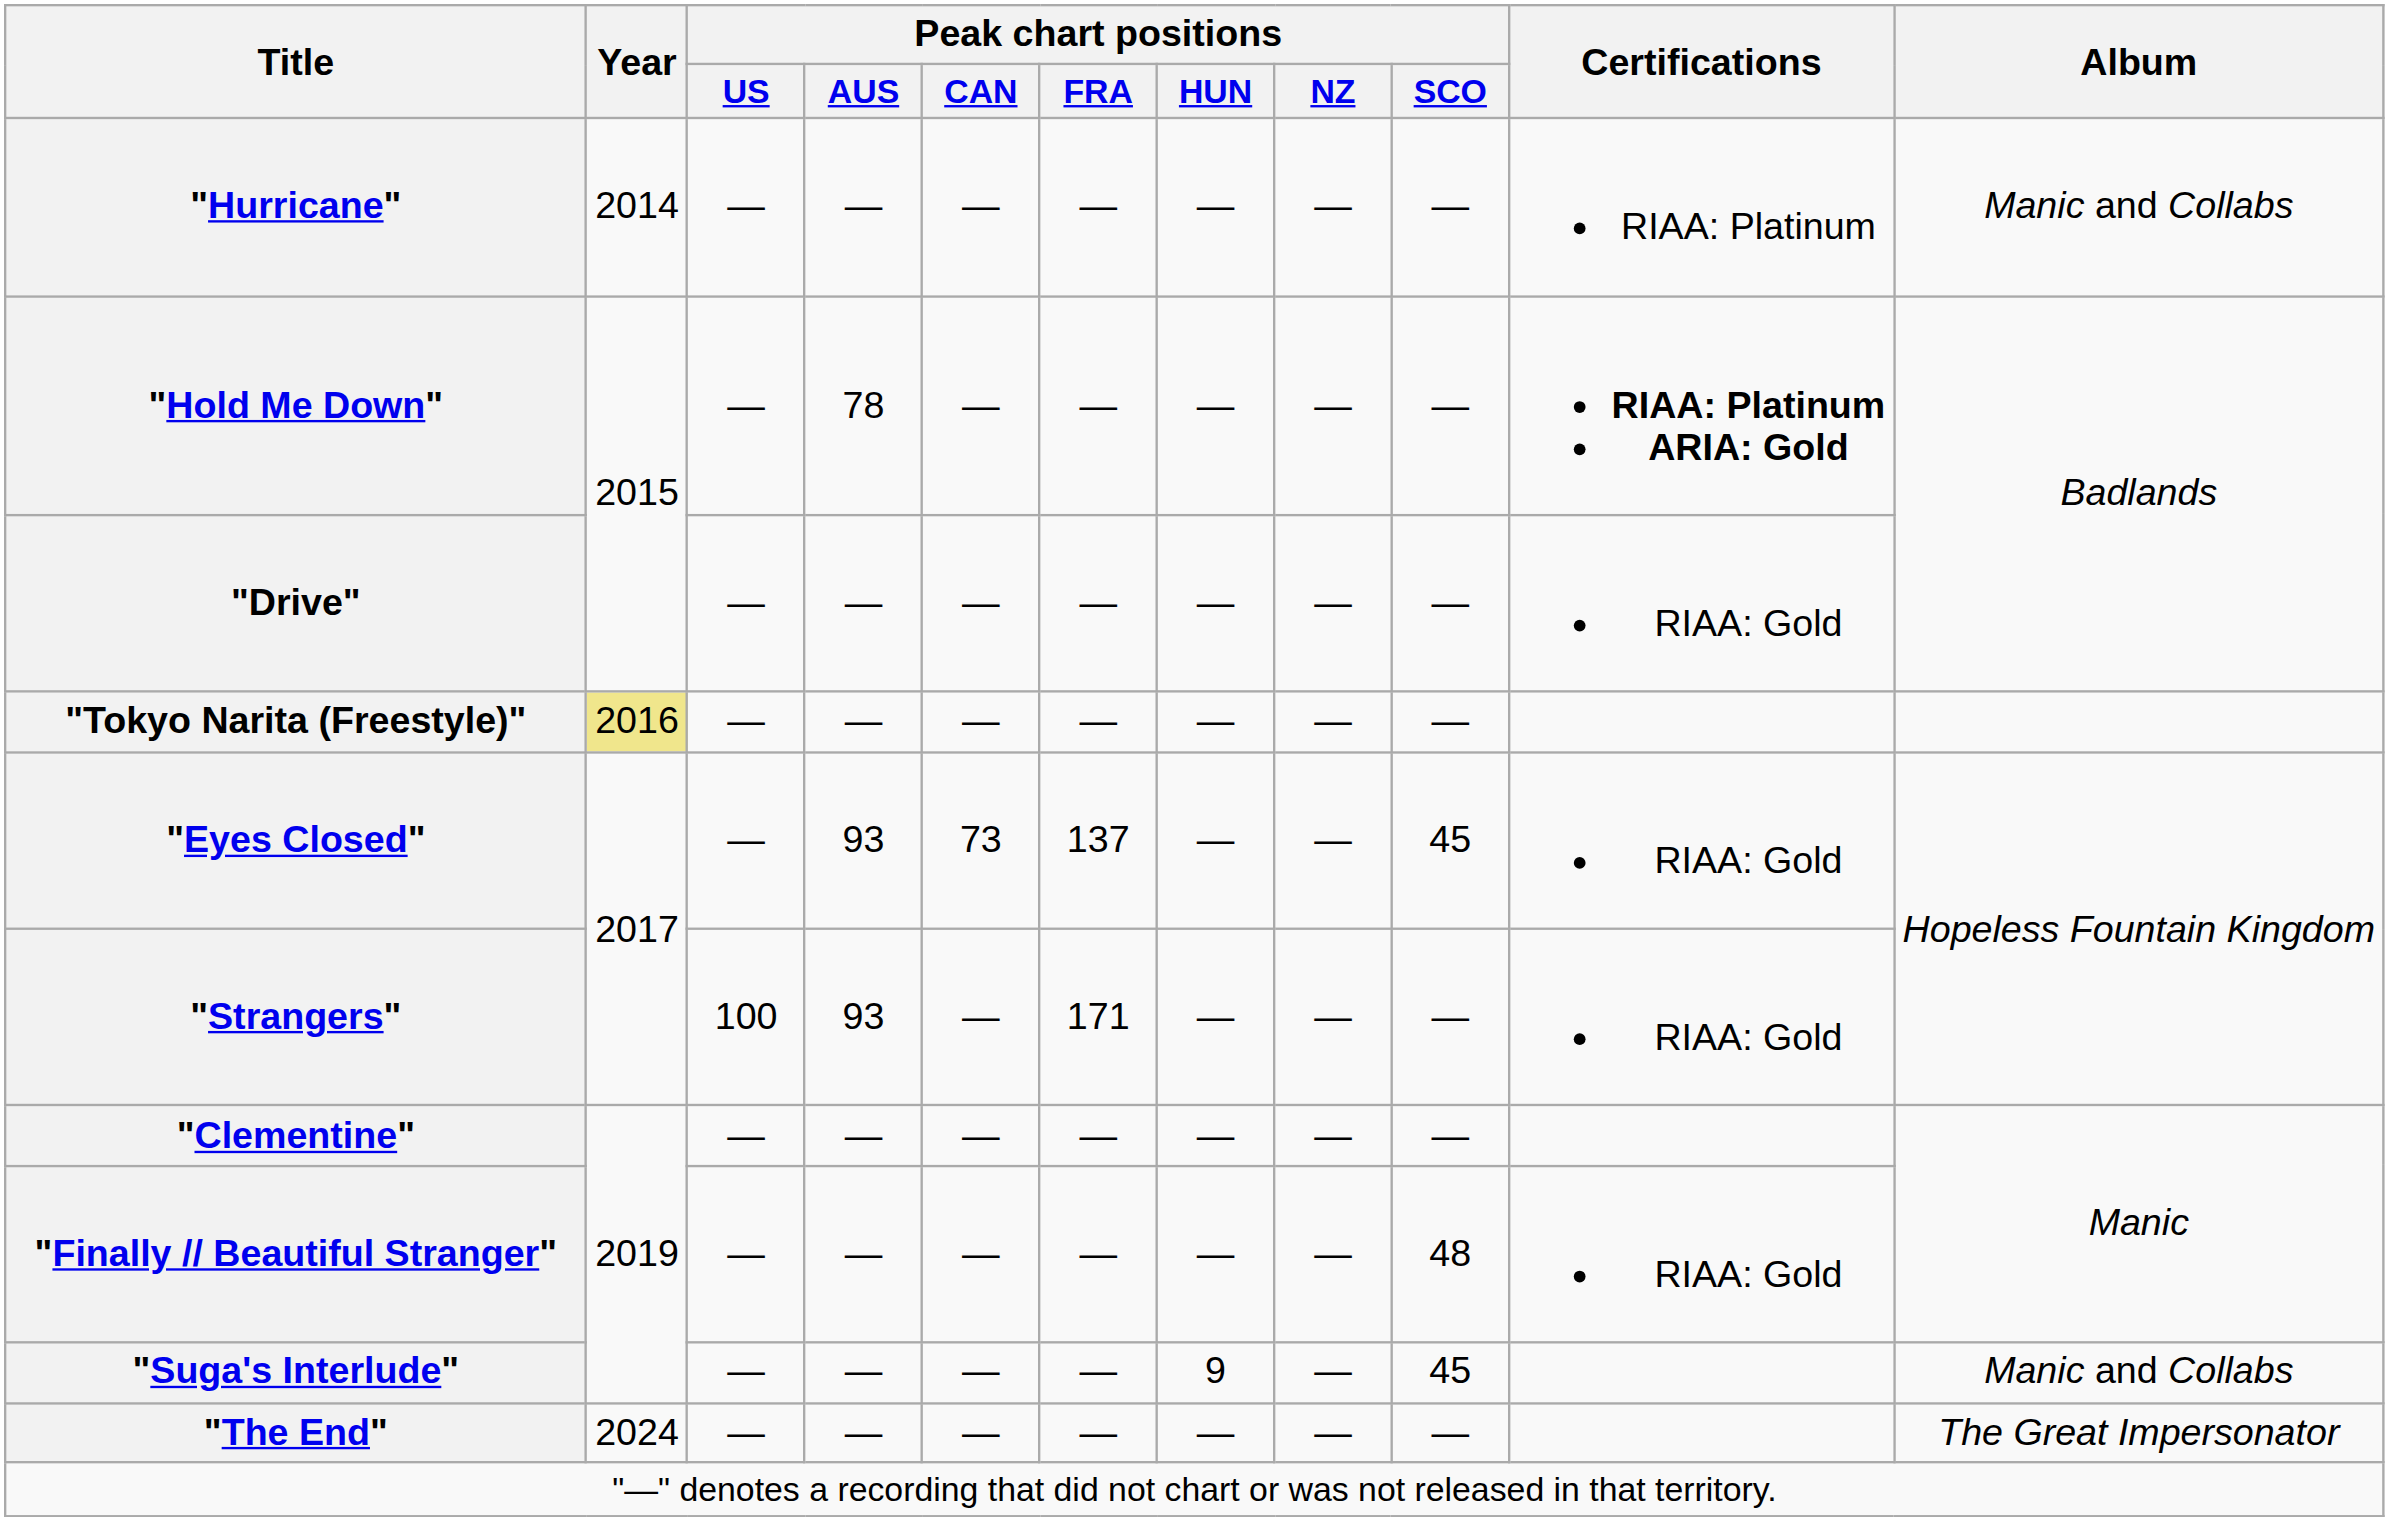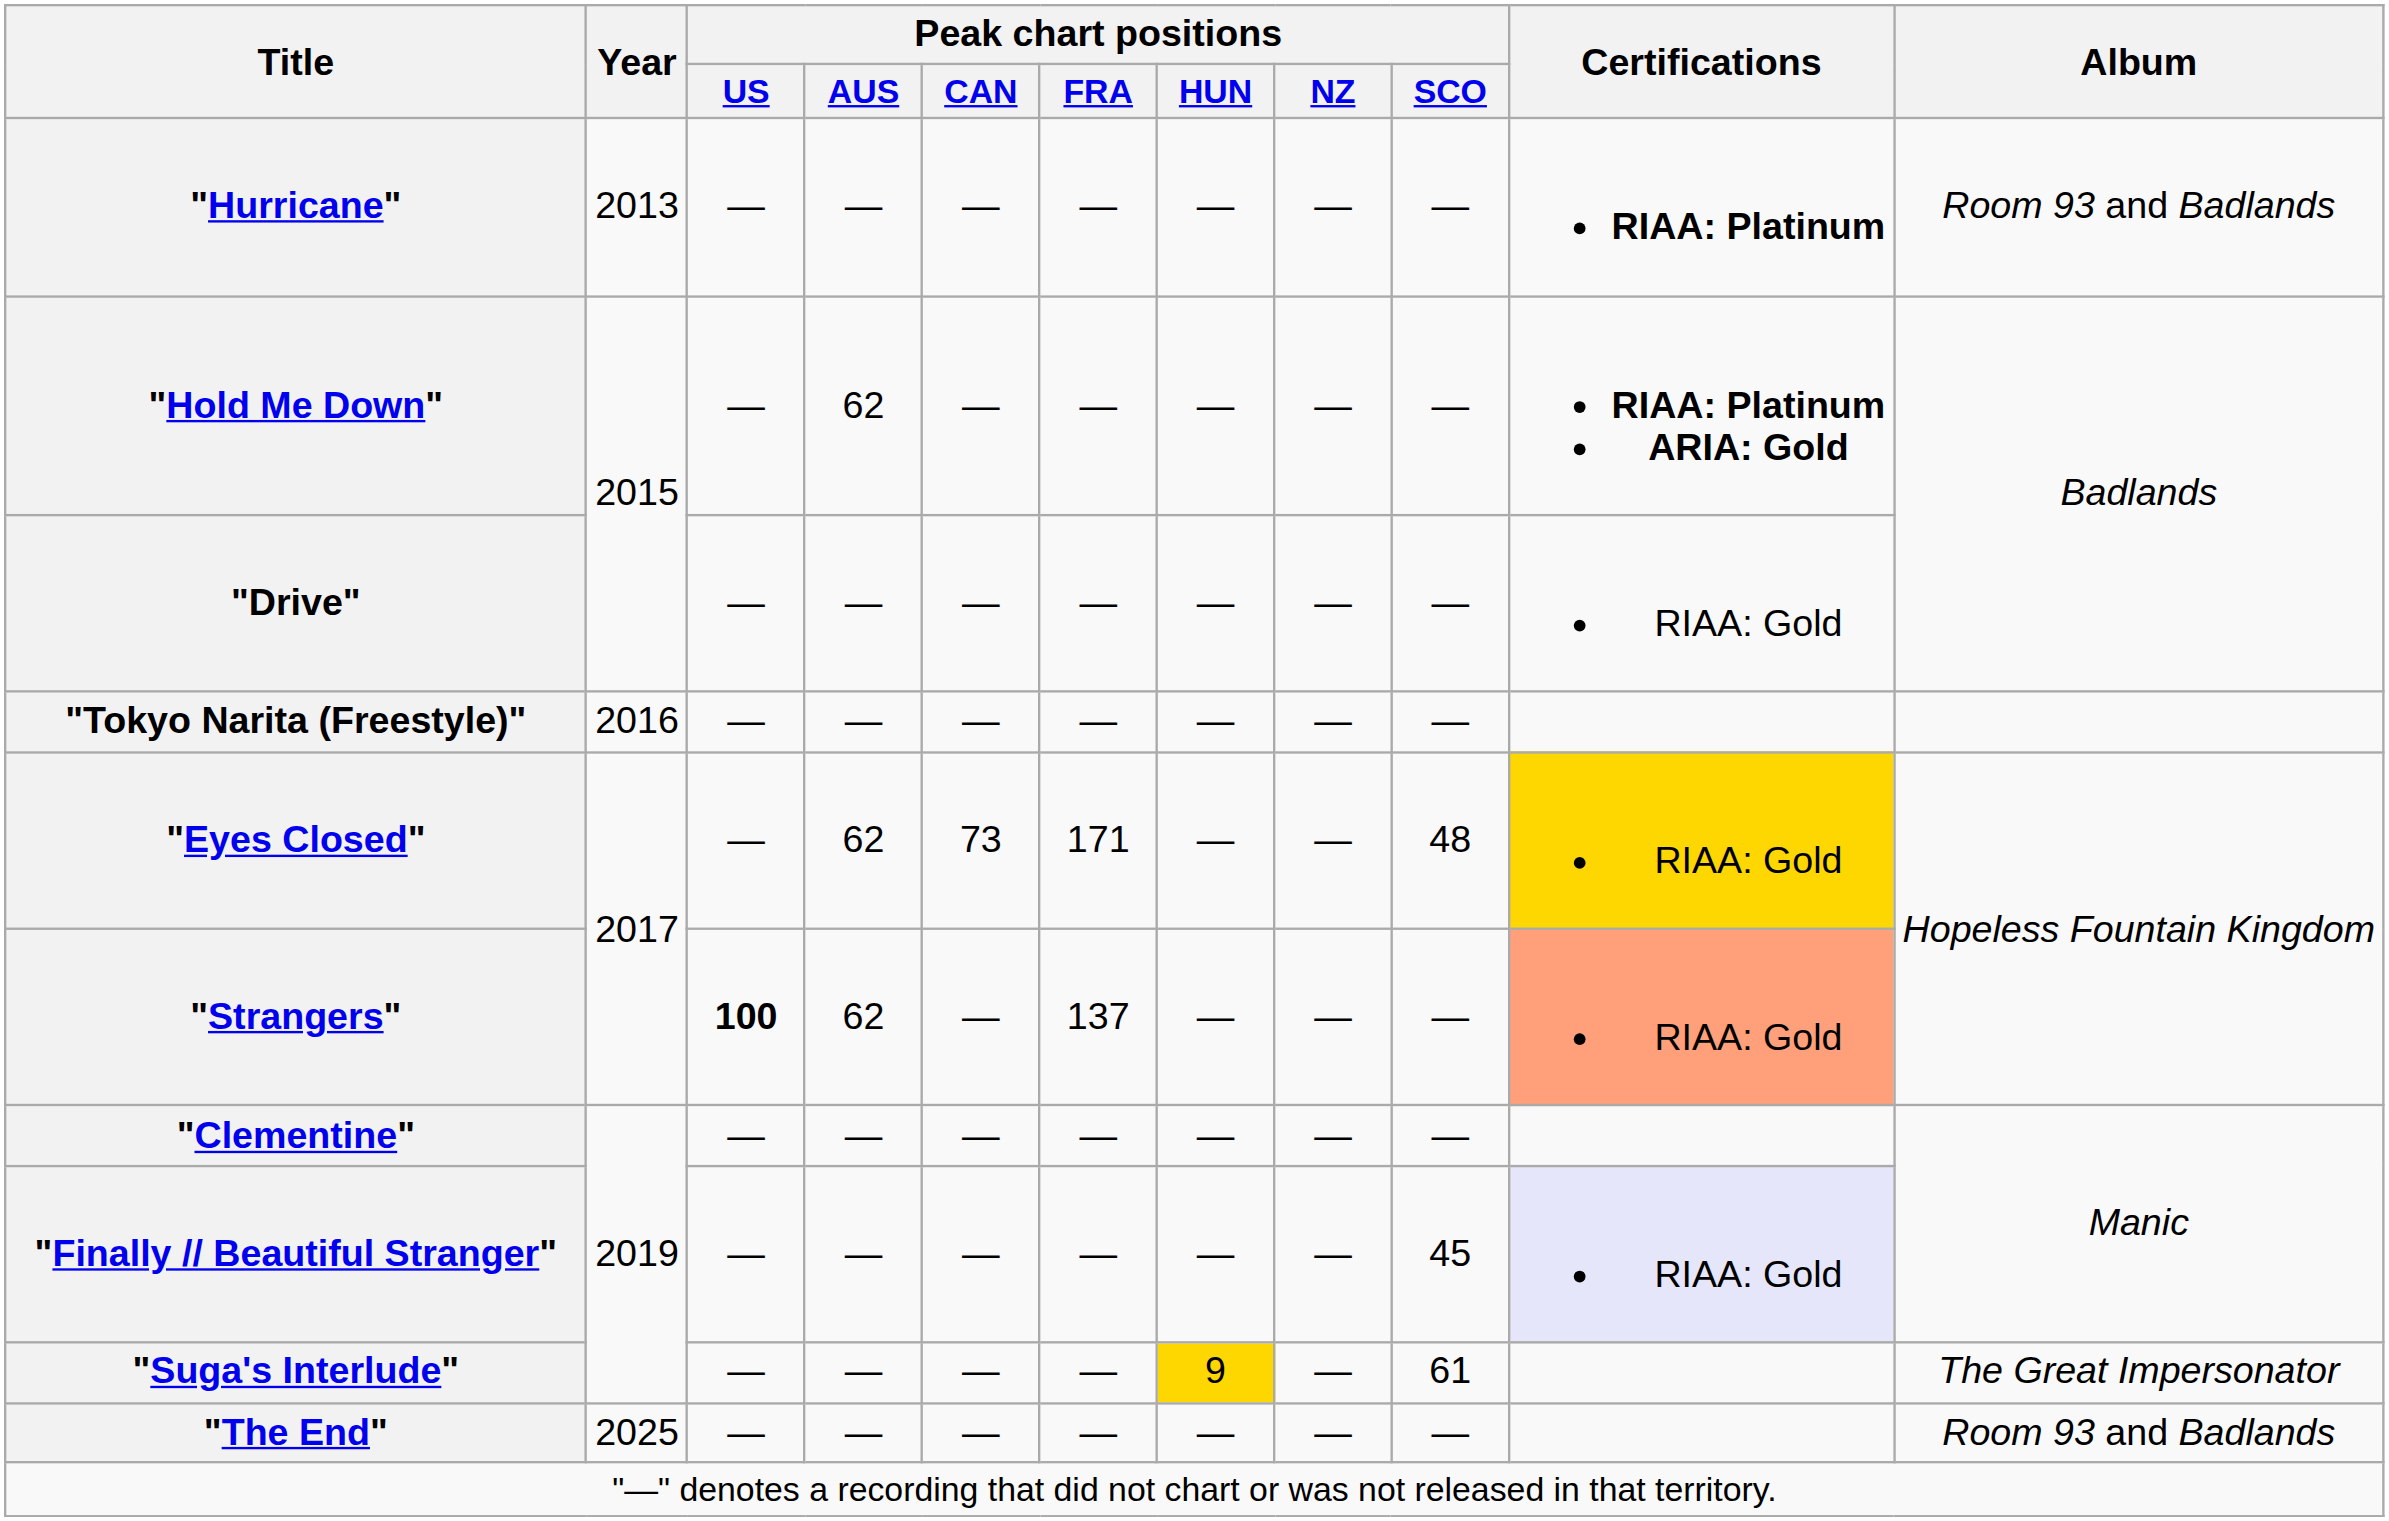(637, 206) 2014 -> (637, 206) 2013
(1701, 228) normal -> (1701, 228) bold
(2139, 206) Manic and Collabs -> (2139, 206) Room 93 and Badlands
(863, 404) 78 -> (863, 404) 62
(637, 721) khaki background -> (637, 721) no background
(863, 839) 93 -> (863, 839) 62
(1098, 839) 137 -> (1098, 839) 171
(1450, 839) 45 -> (1450, 839) 48
(1701, 861) no background -> (1701, 861) gold background
(746, 1016) normal -> (746, 1016) bold
(863, 1016) 93 -> (863, 1016) 62
(1098, 1016) 171 -> (1098, 1016) 137
(1701, 1038) no background -> (1701, 1038) lightsalmon background
(1450, 1253) 48 -> (1450, 1253) 45
(1701, 1275) no background -> (1701, 1275) lavender background
(1216, 1371) no background -> (1216, 1371) gold background
(1450, 1371) 45 -> (1450, 1371) 61
(2139, 1371) Manic and Collabs -> (2139, 1371) The Great Impersonator
(637, 1431) 2024 -> (637, 1431) 2025
(2139, 1431) The Great Impersonator -> (2139, 1431) Room 93 and Badlands
